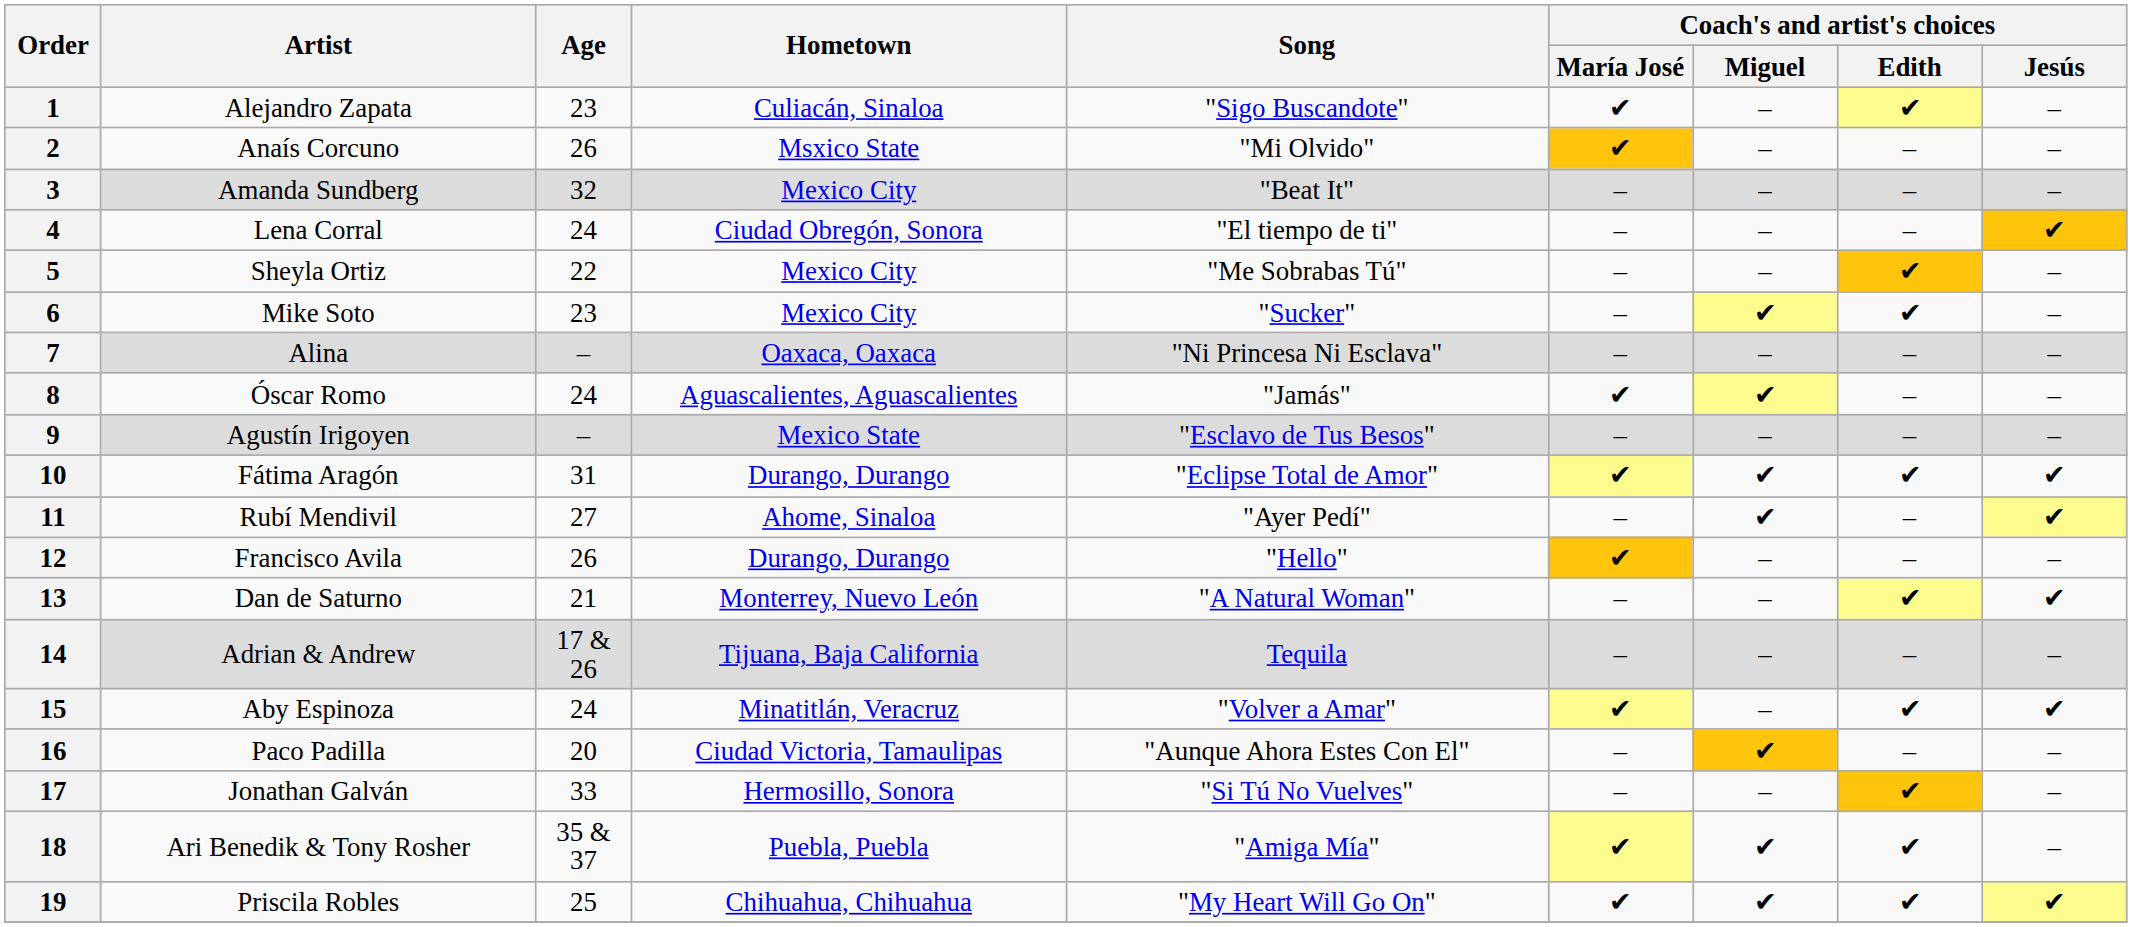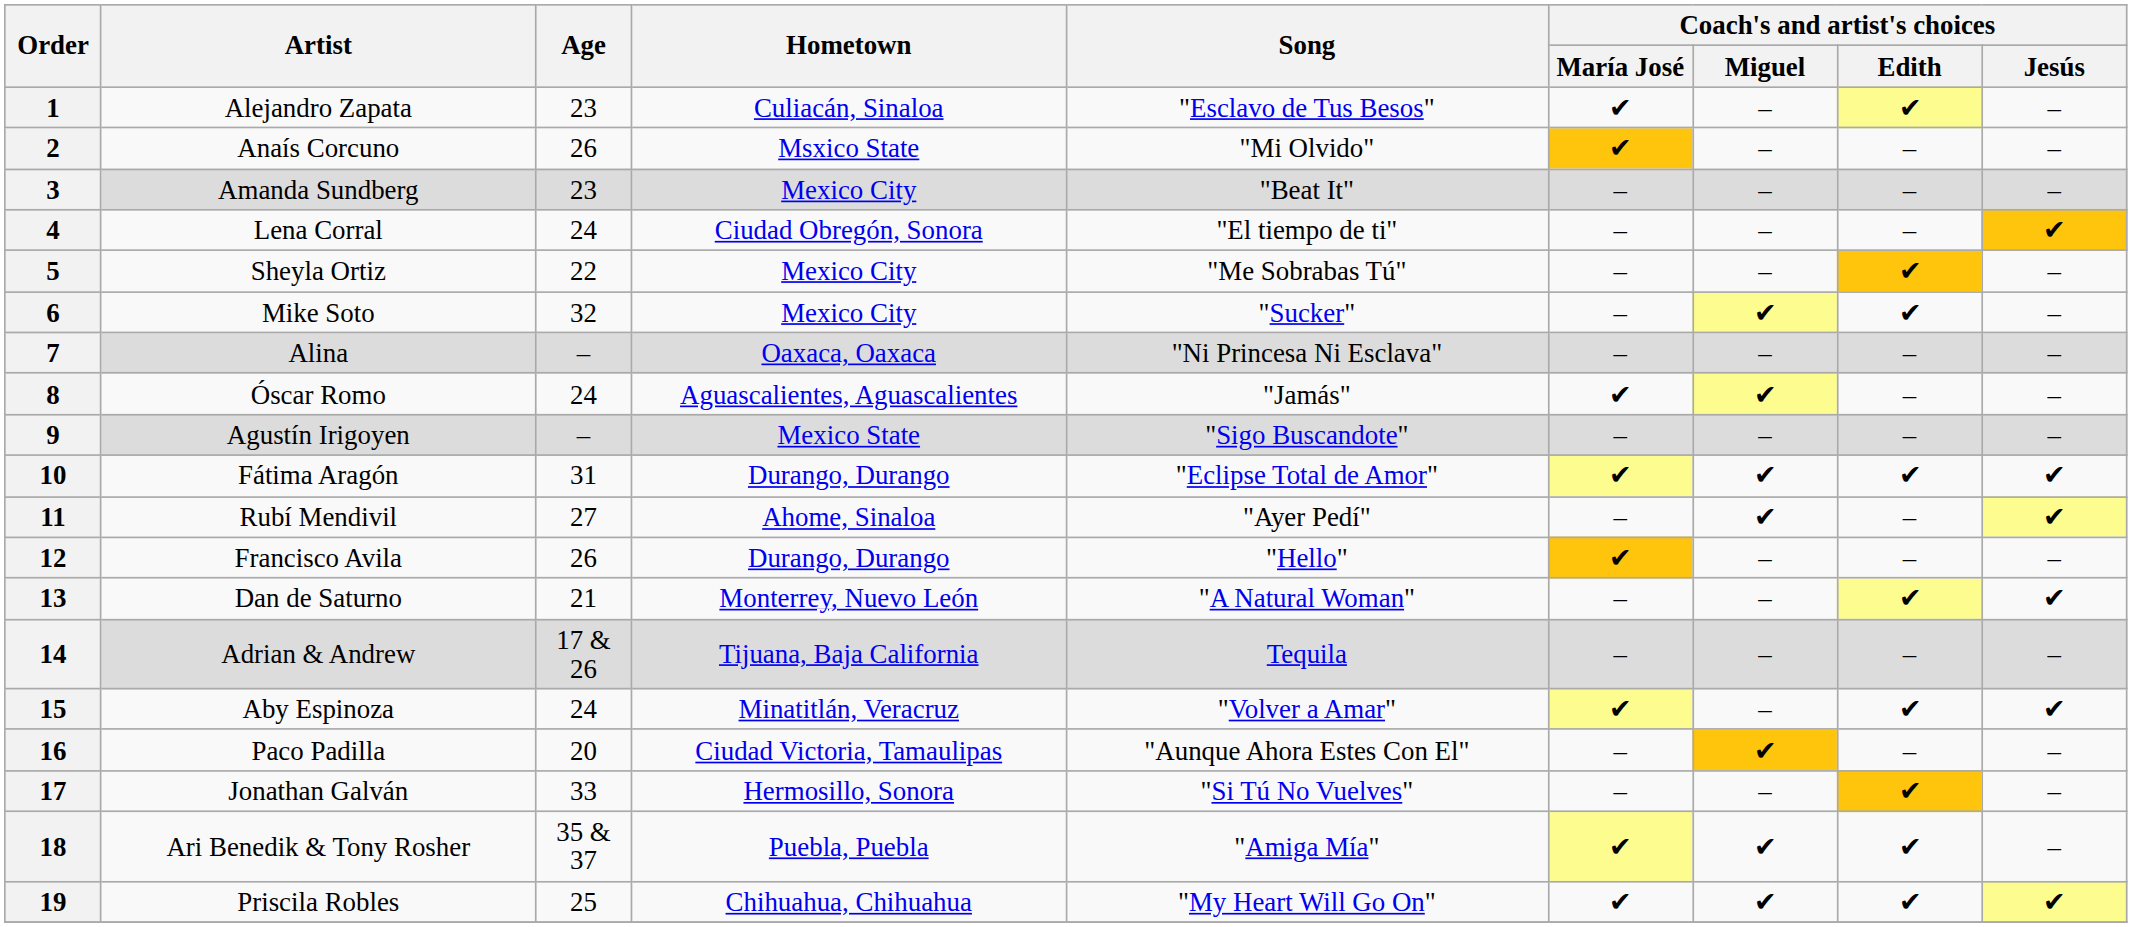(1307, 107) "Sigo Buscandote" -> (1307, 107) "Esclavo de Tus Besos"
(584, 189) 32 -> (584, 189) 23
(584, 312) 23 -> (584, 312) 32
(1307, 435) "Esclavo de Tus Besos" -> (1307, 435) "Sigo Buscandote"
